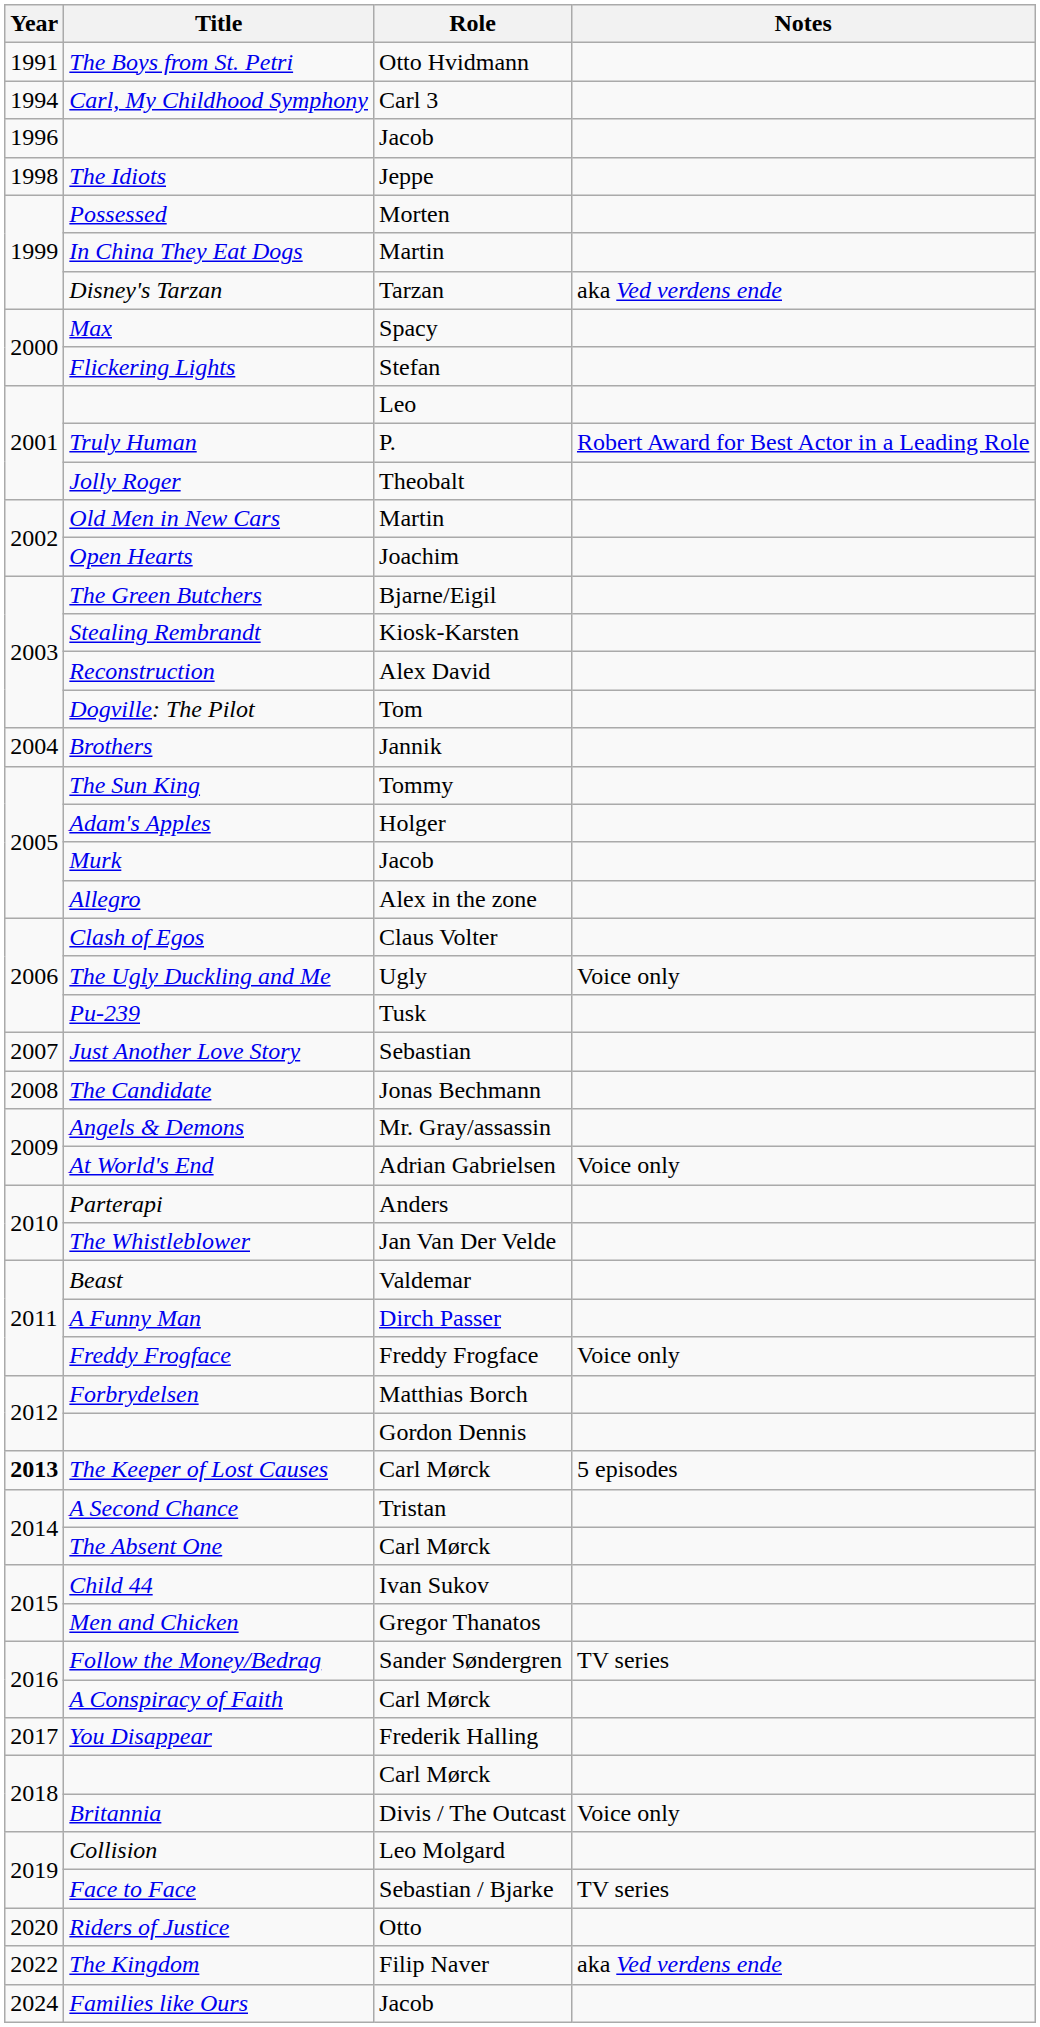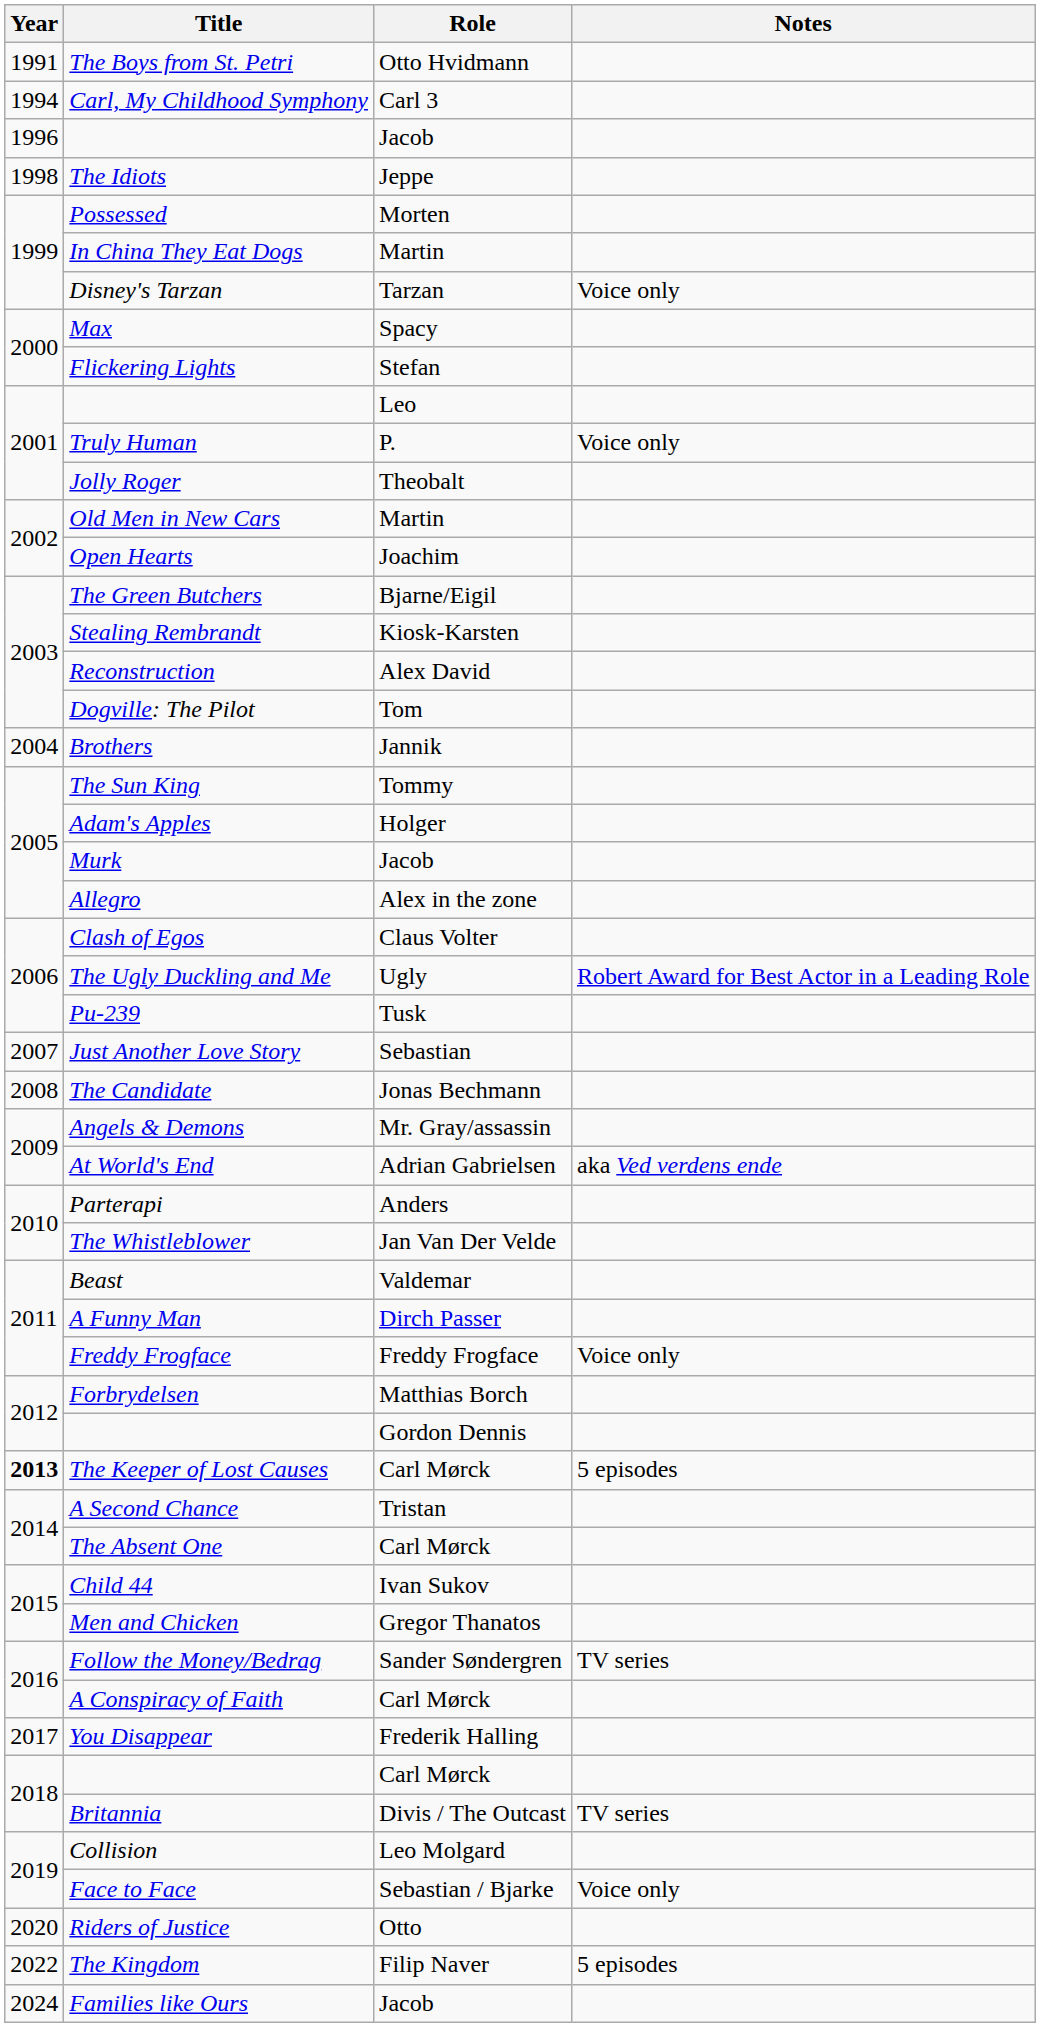(679, 289) aka Ved verdens ende -> (628, 289) Voice only
(803, 442) Robert Award for Best Actor in a Leading Role -> (628, 442) Voice only
(628, 975) Voice only -> (803, 975) Robert Award for Best Actor in a Leading Role
(628, 1165) Voice only -> (679, 1165) aka Ved verdens ende
(628, 1812) Voice only -> (623, 1812) TV series
(623, 1888) TV series -> (628, 1888) Voice only
(679, 1964) aka Ved verdens ende -> (627, 1964) 5 episodes
